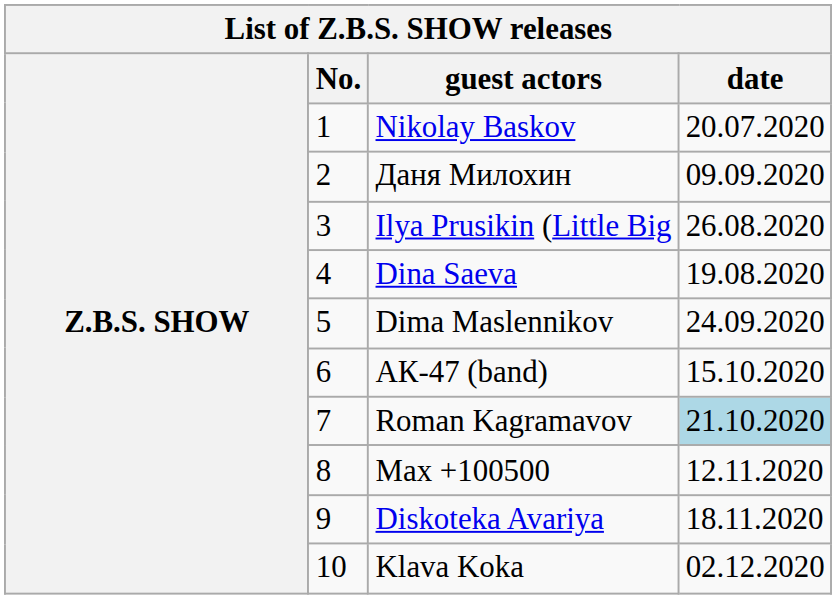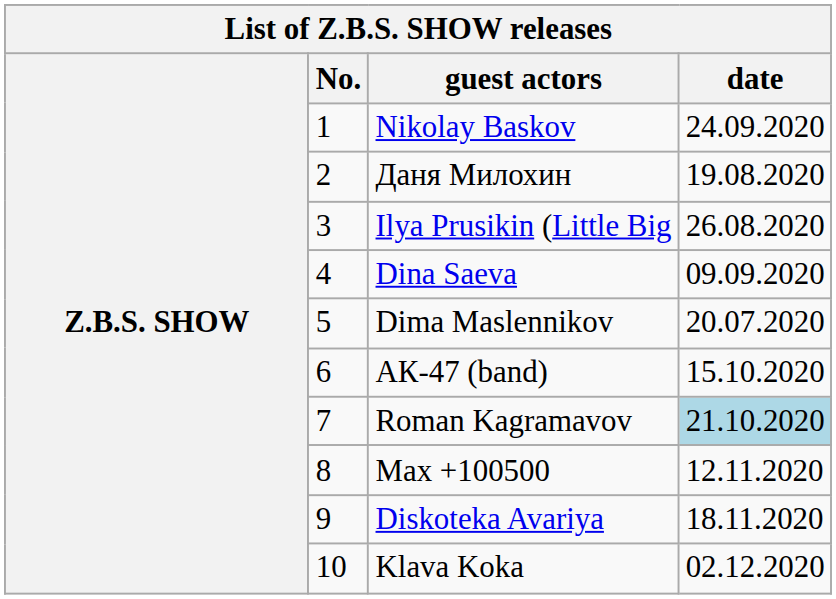(755, 126) 20.07.2020 -> (755, 126) 24.09.2020
(755, 175) 09.09.2020 -> (755, 175) 19.08.2020
(755, 273) 19.08.2020 -> (755, 273) 09.09.2020
(755, 322) 24.09.2020 -> (755, 322) 20.07.2020
